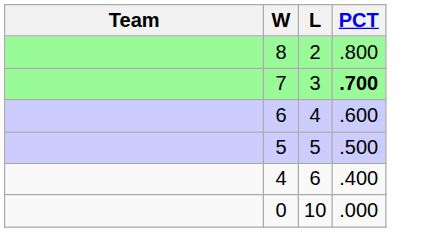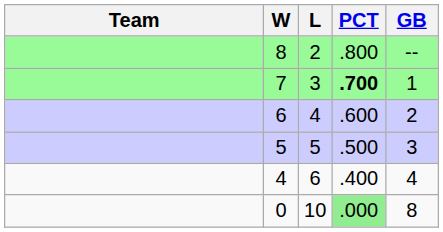+ column: (412, 20)
(359, 210) no background -> (359, 210) lightgreen background
